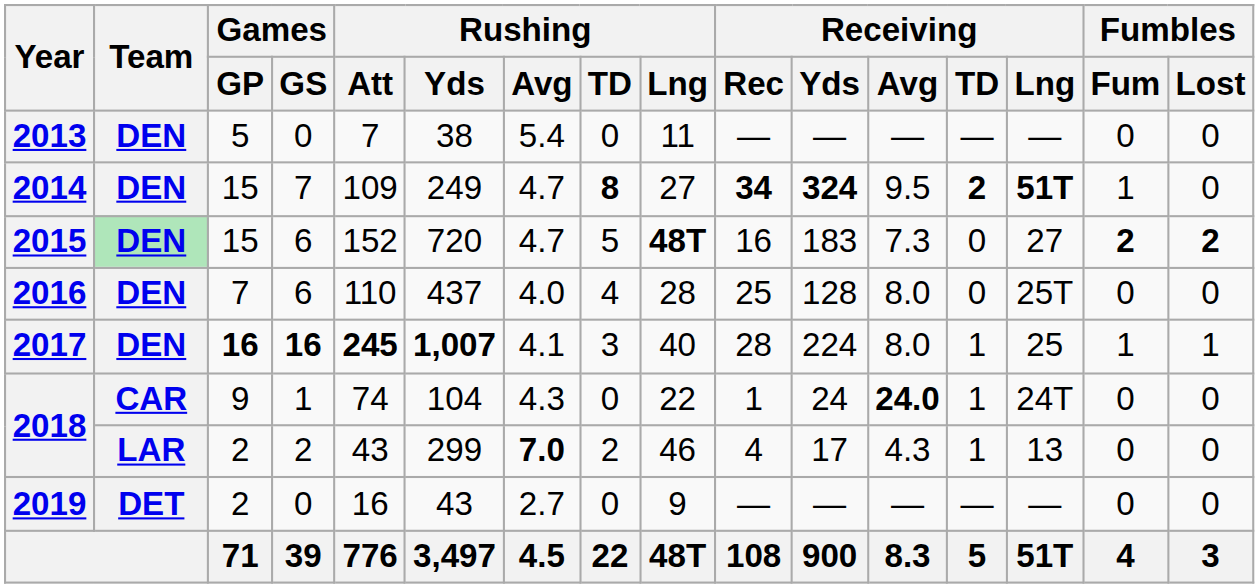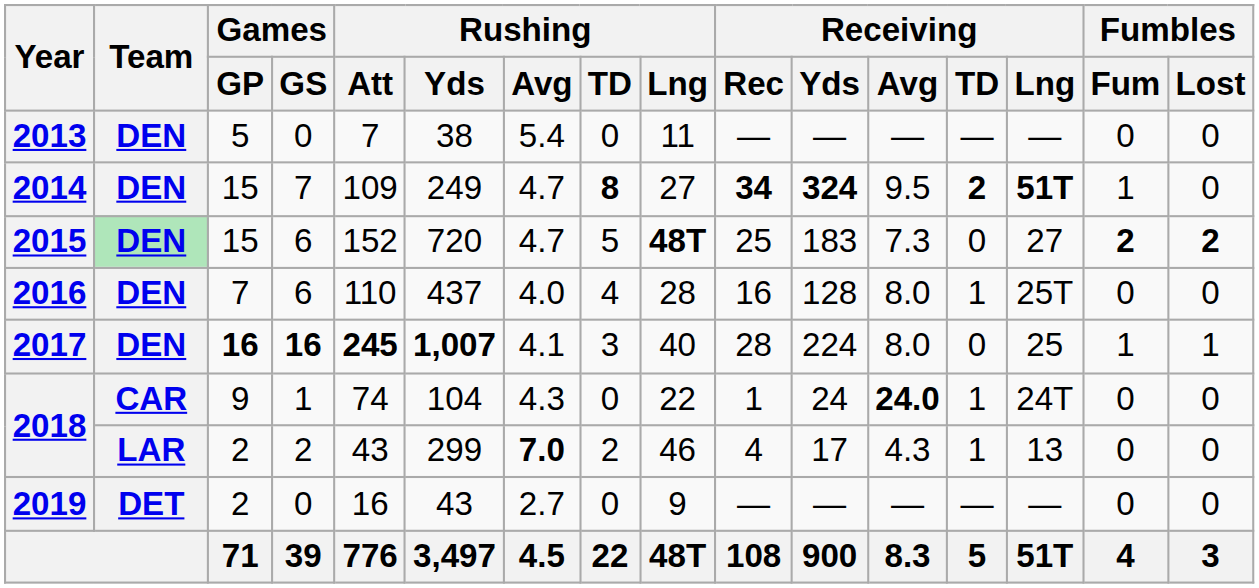(754, 240) 16 -> (754, 240) 25
(754, 293) 25 -> (754, 293) 16
(977, 293) 0 -> (977, 293) 1
(977, 345) 1 -> (977, 345) 0
